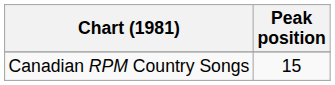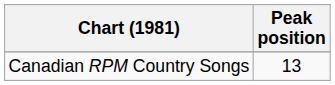(292, 66) 15 -> (292, 66) 13
